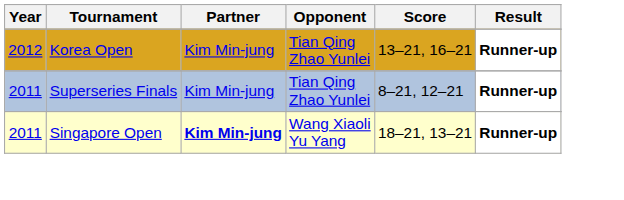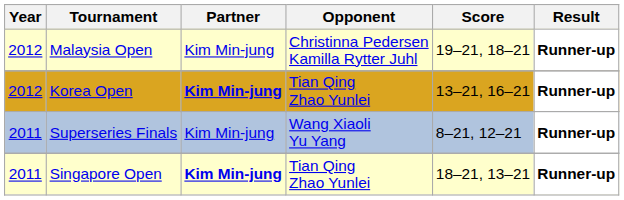+ row: (101, 50)
(229, 50) normal -> (233, 91) bold
(330, 91) Tian Qing Zhao Yunlei -> (330, 133) Wang Xiaoli Yu Yang
(330, 133) Wang Xiaoli Yu Yang -> (330, 174) Tian Qing Zhao Yunlei
